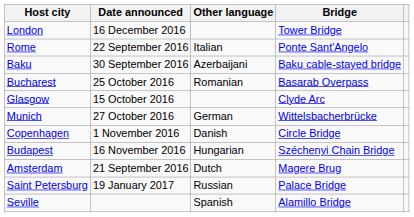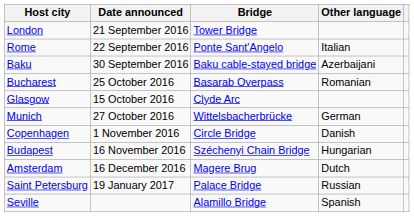columns swapped: (340, 13) <-> (233, 13)
(139, 30) 16 December 2016 -> (141, 30) 21 September 2016
(141, 168) 21 September 2016 -> (139, 168) 16 December 2016
